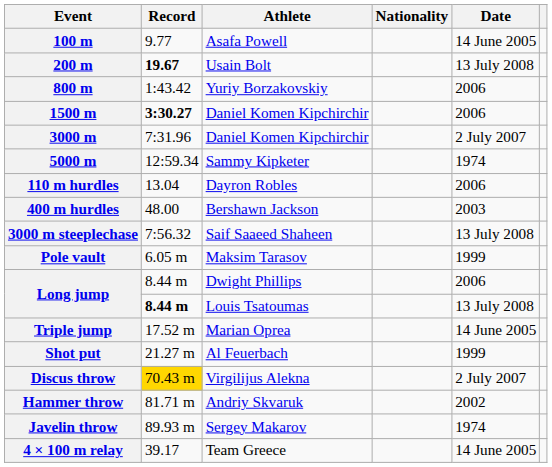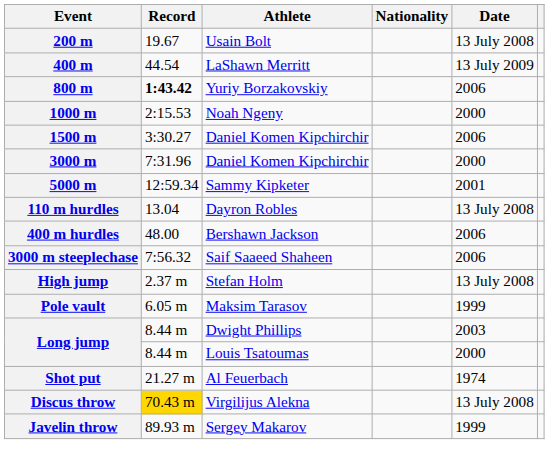- row: (73, 40)
(162, 64) bold -> (162, 40) normal
+ row: (73, 64)
(168, 88) normal -> (168, 88) bold
+ row: (73, 112)
(168, 112) bold -> (168, 137) normal
(491, 137) 2 July 2007 -> (470, 161) 2000
(470, 161) 1974 -> (470, 185) 2001
(470, 185) 2006 -> (494, 209) 13 July 2008
(470, 209) 2003 -> (470, 233) 2006
(494, 233) 13 July 2008 -> (470, 257) 2006
+ row: (73, 281)
(470, 281) 2006 -> (470, 329) 2003
(167, 305) bold -> (166, 354) normal
(494, 305) 13 July 2008 -> (470, 354) 2000
- row: (73, 329)
(470, 354) 1999 -> (470, 378) 1974
(491, 378) 2 July 2007 -> (494, 402) 13 July 2008
- row: (73, 402)
(470, 426) 1974 -> (470, 426) 1999
- row: (73, 450)
